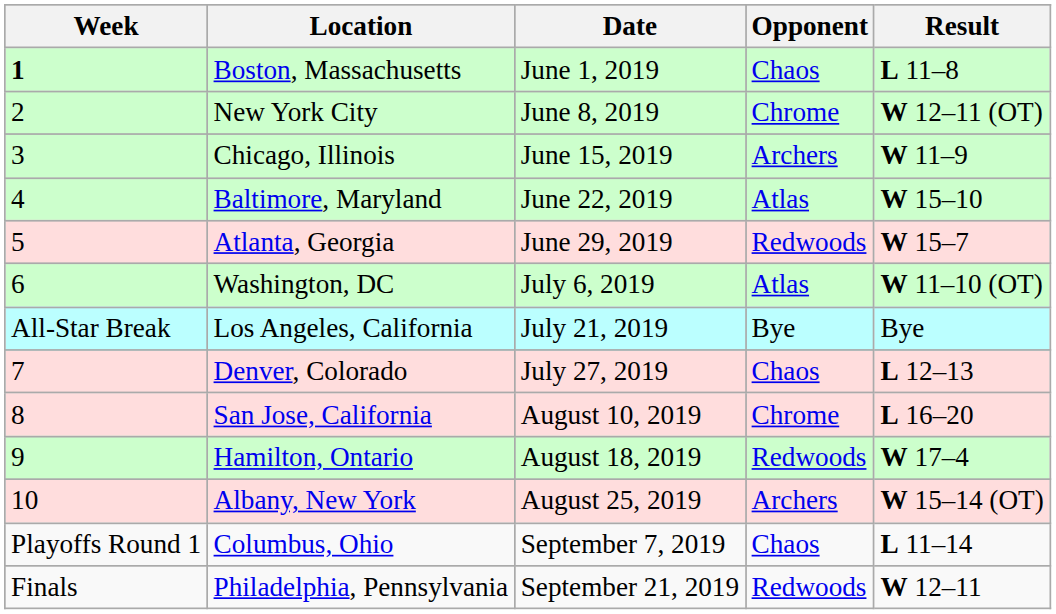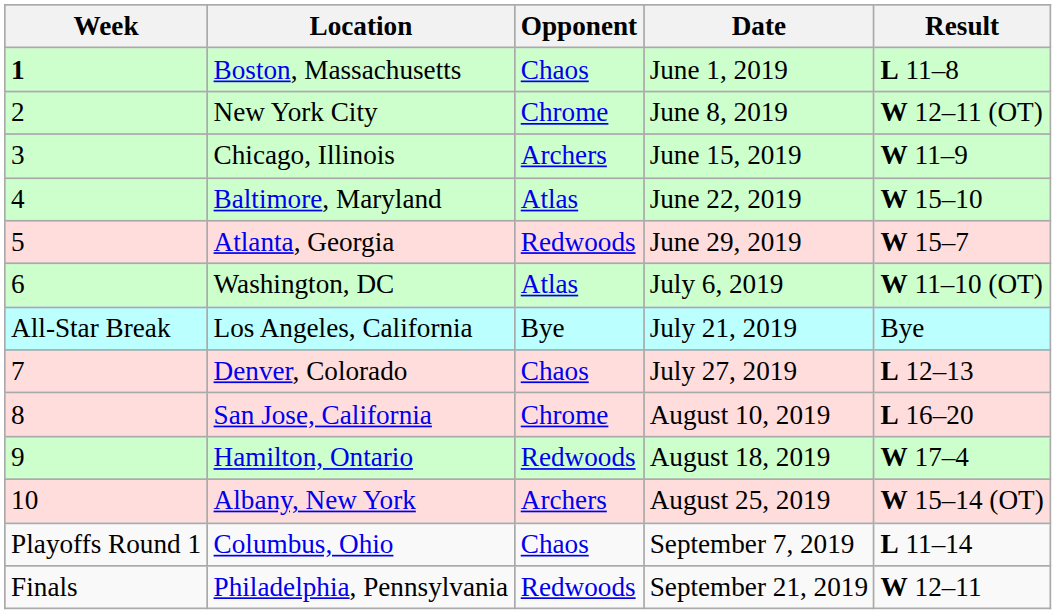columns swapped: (630, 26) <-> (810, 26)
